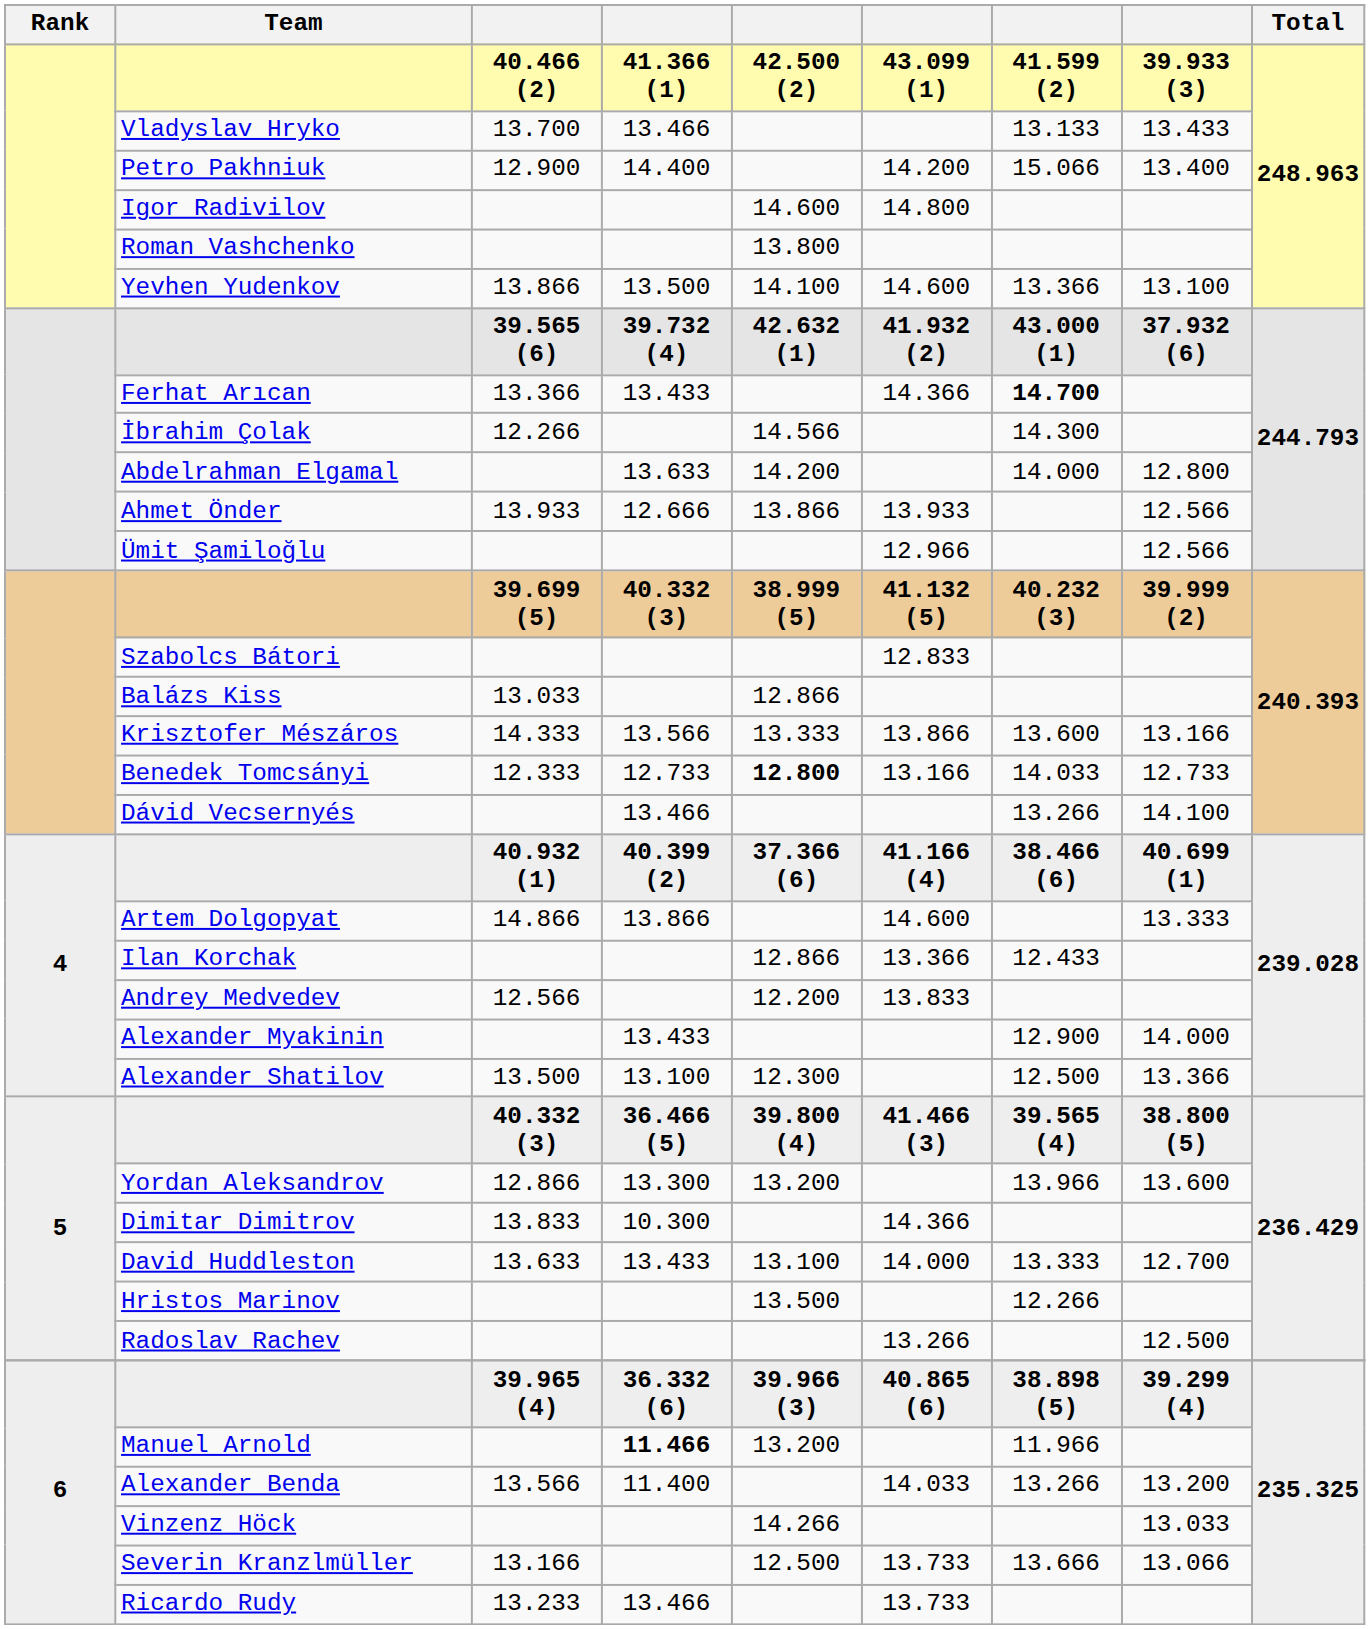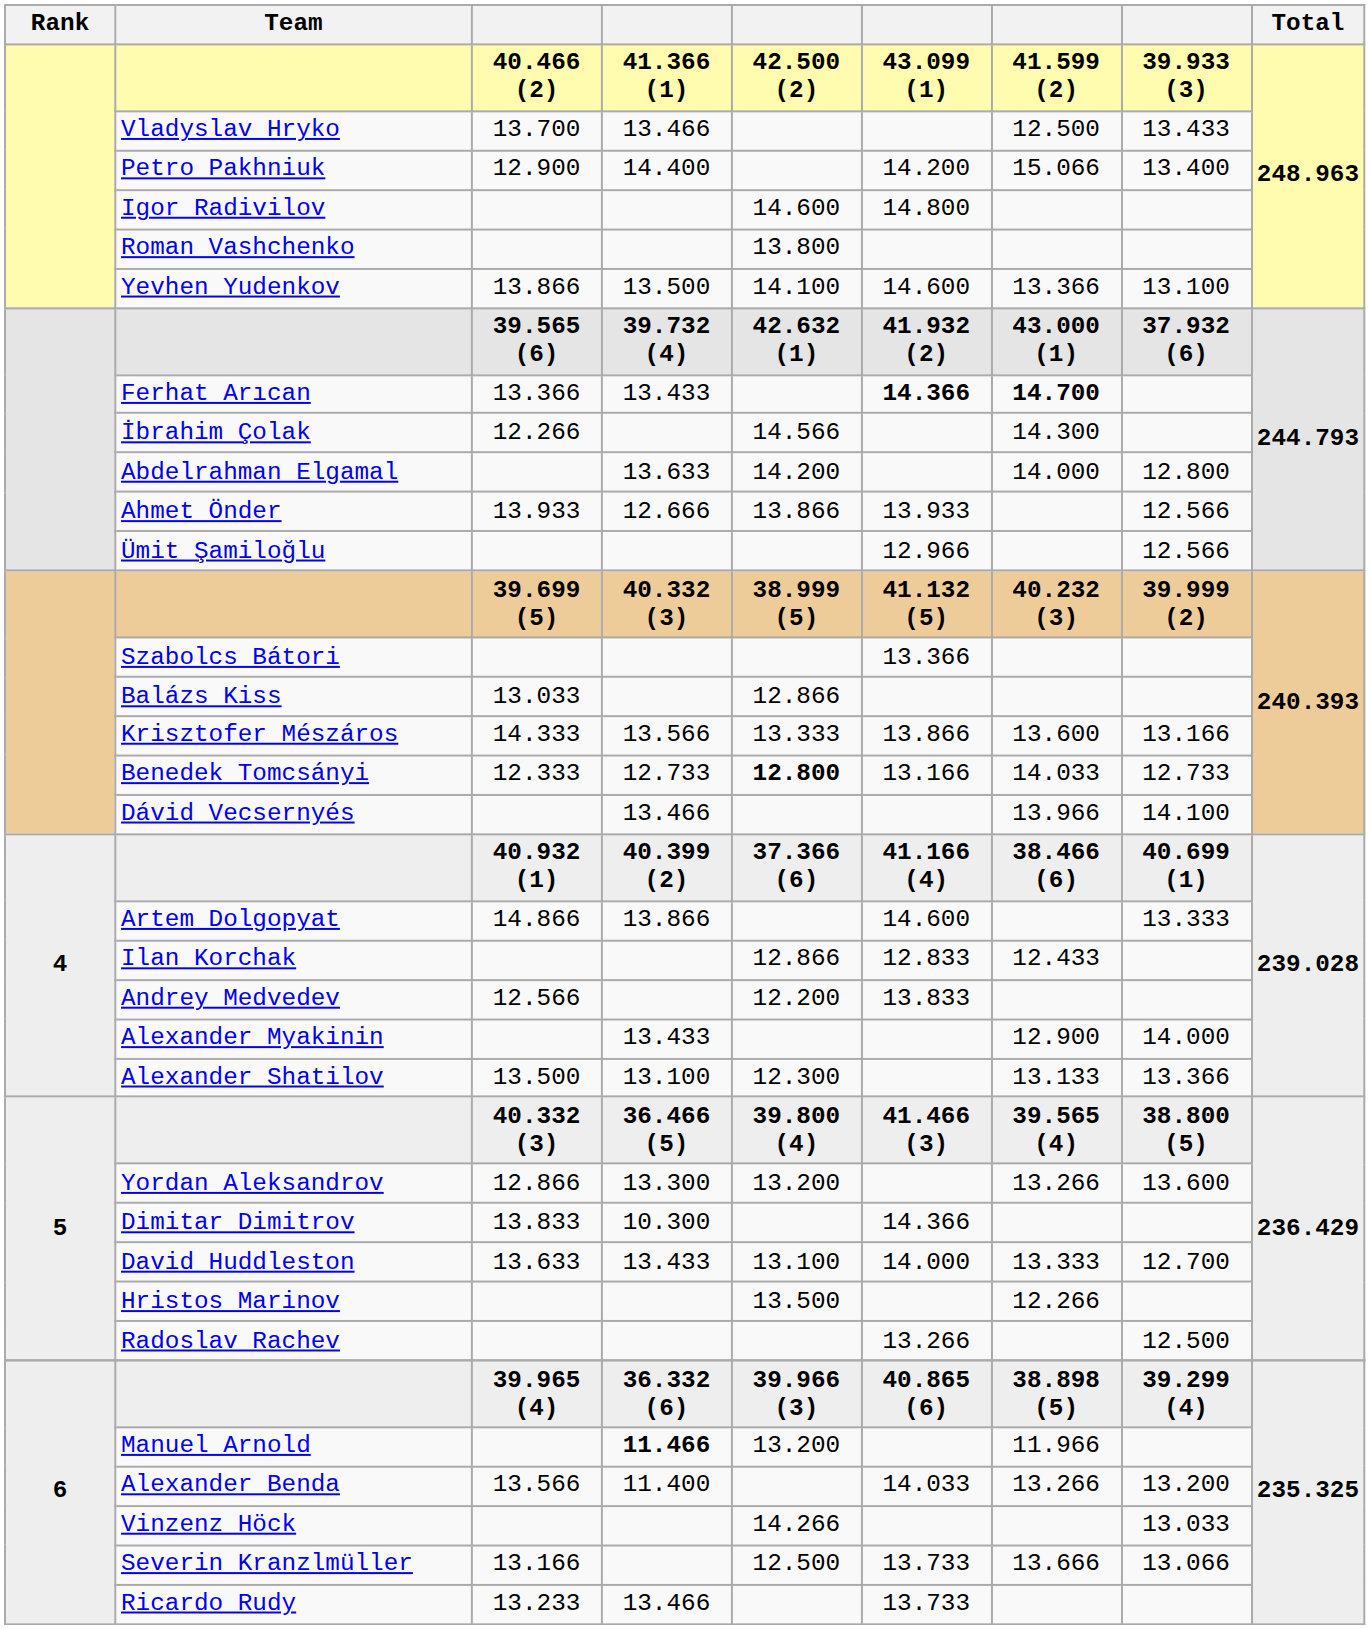(1056, 131) 13.133 -> (1056, 131) 12.500
(926, 394) normal -> (926, 394) bold
(926, 658) 12.833 -> (926, 658) 13.366
(1056, 815) 13.266 -> (1056, 815) 13.966
(926, 960) 13.366 -> (926, 960) 12.833
(1056, 1078) 12.500 -> (1056, 1078) 13.133
(1056, 1184) 13.966 -> (1056, 1184) 13.266
